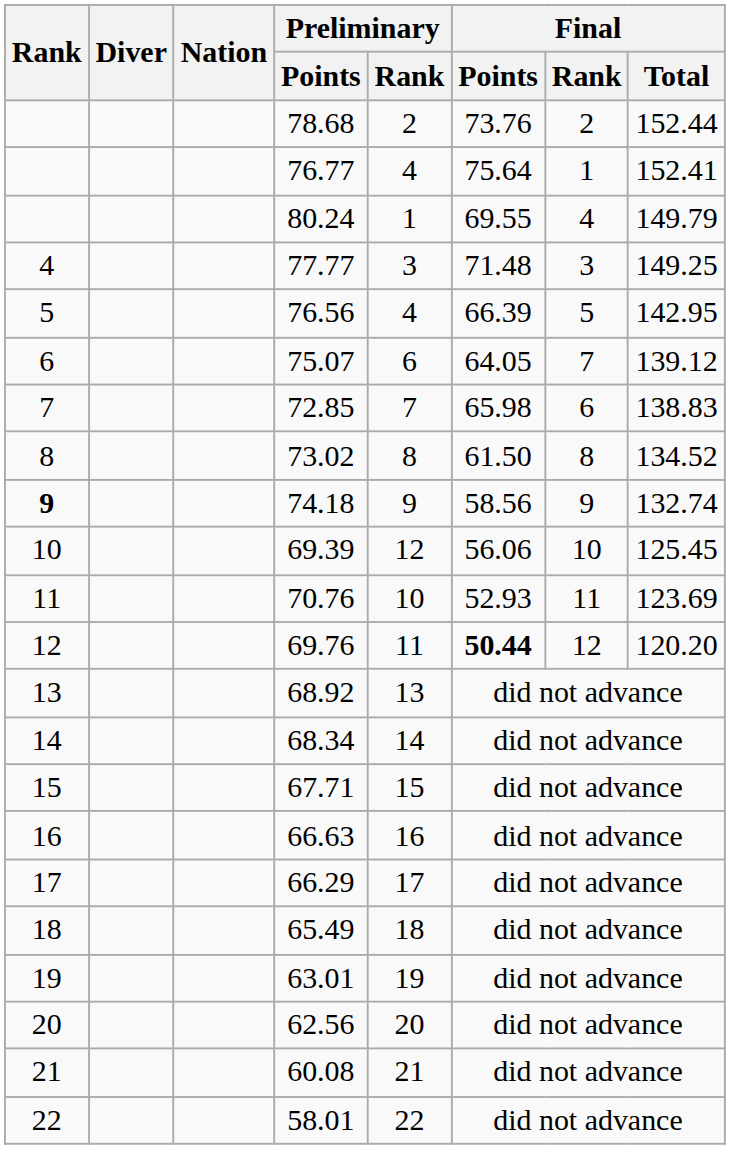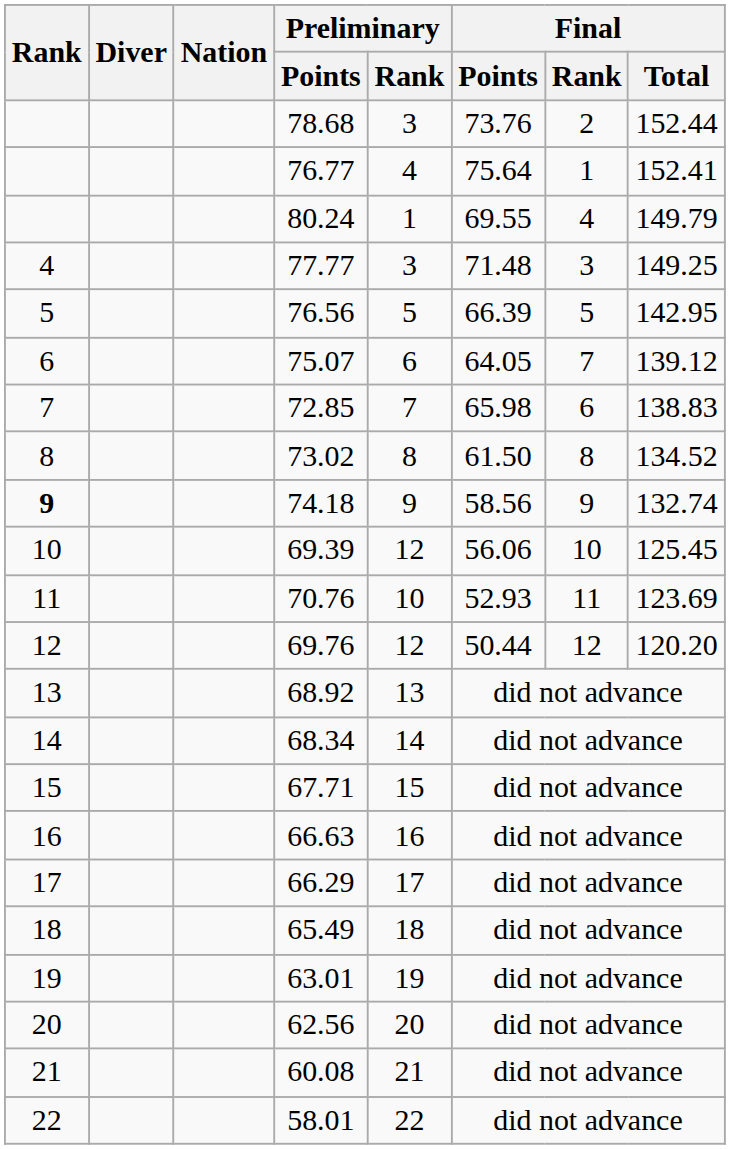(409, 123) 2 -> (409, 123) 3
(409, 312) 4 -> (409, 312) 5
(409, 645) 11 -> (409, 645) 12
(498, 645) bold -> (498, 645) normal
